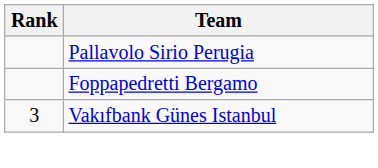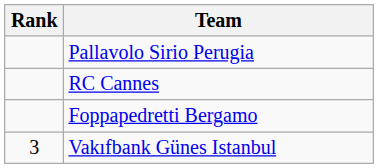+ row: (114, 83)
